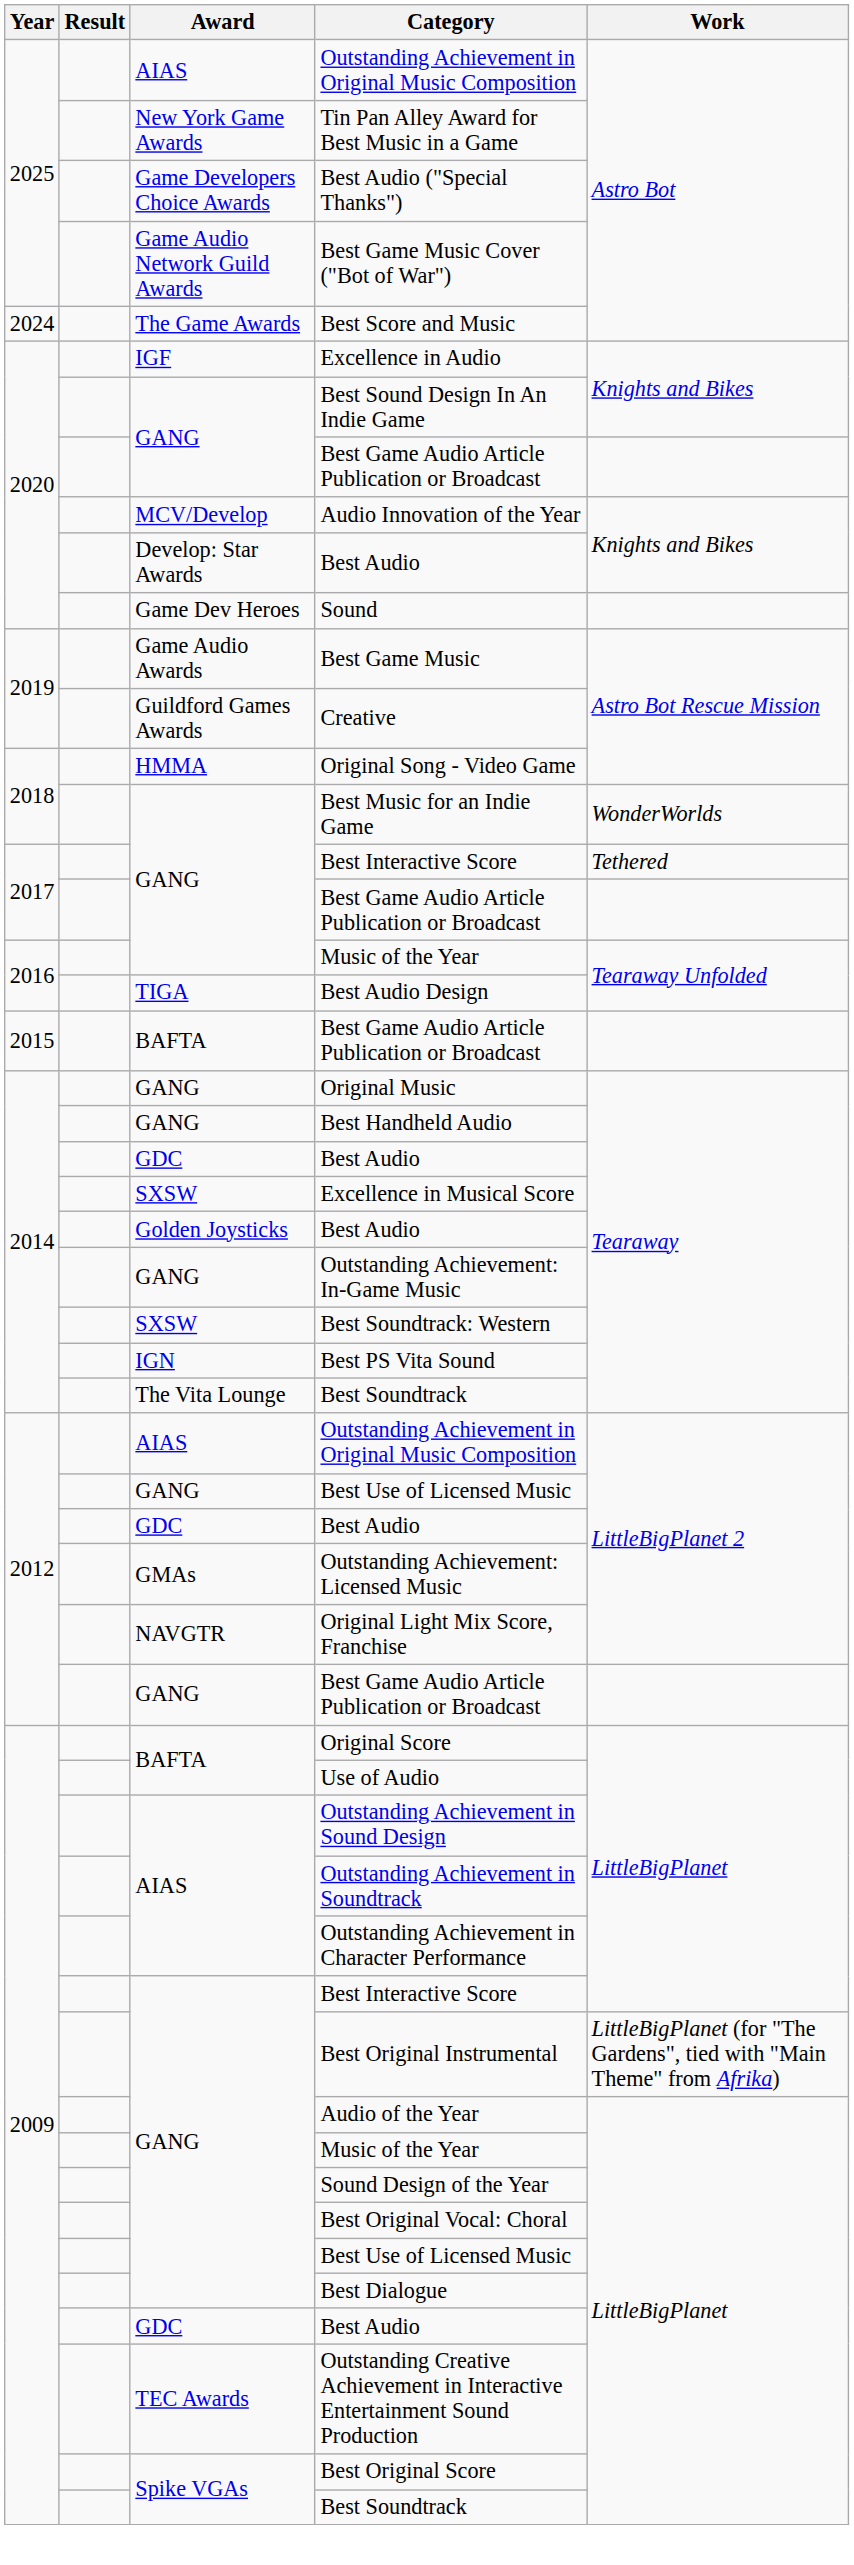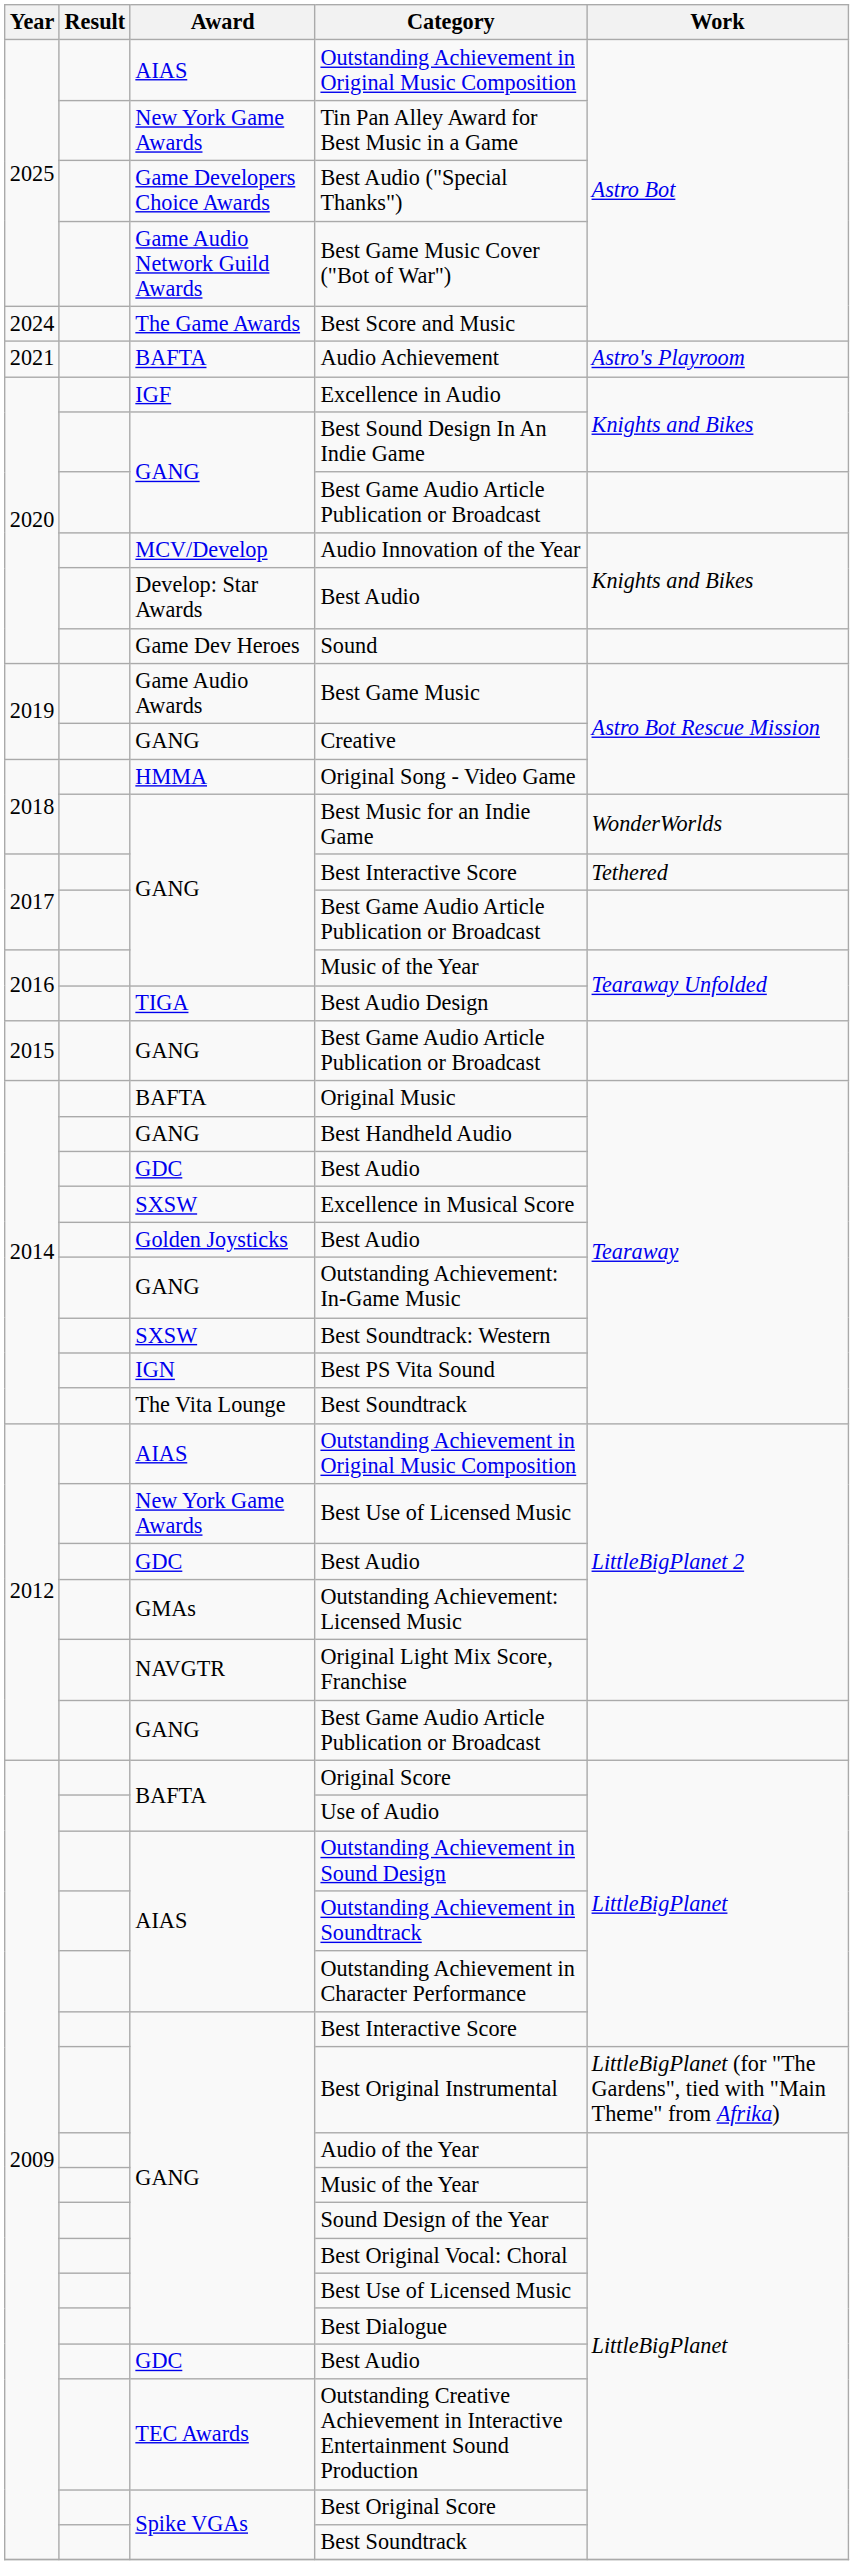+ row: (32, 358)
(213, 718) Guildford Games Awards -> (167, 741) GANG
(171, 1040) BAFTA -> (167, 1050) GANG
(167, 1088) GANG -> (171, 1098) BAFTA
(167, 1490) GANG -> (210, 1513) New York Game Awards
